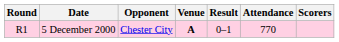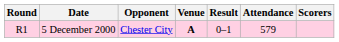(268, 29) 770 -> (268, 29) 579
